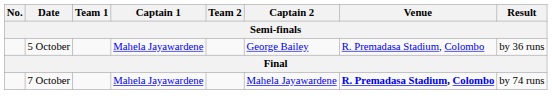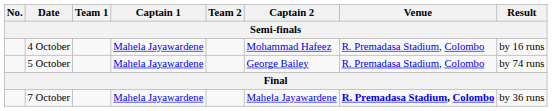+ row: (49, 47)
(522, 47) by 36 runs -> (522, 64) by 74 runs
(522, 81) by 74 runs -> (522, 98) by 36 runs
